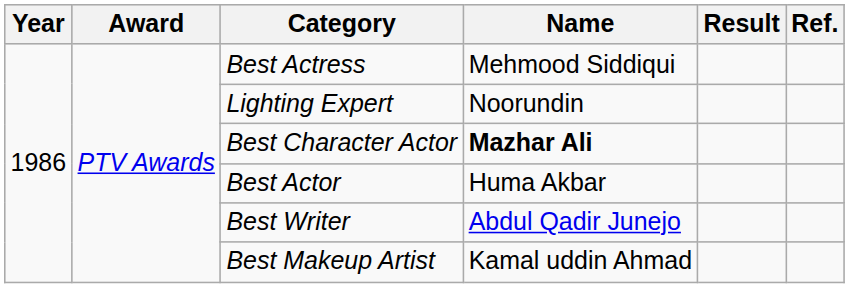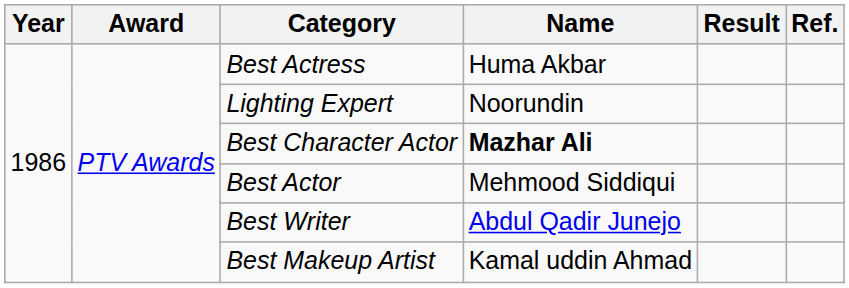(572, 63) Mehmood Siddiqui -> (537, 63) Huma Akbar
(537, 182) Huma Akbar -> (572, 182) Mehmood Siddiqui
